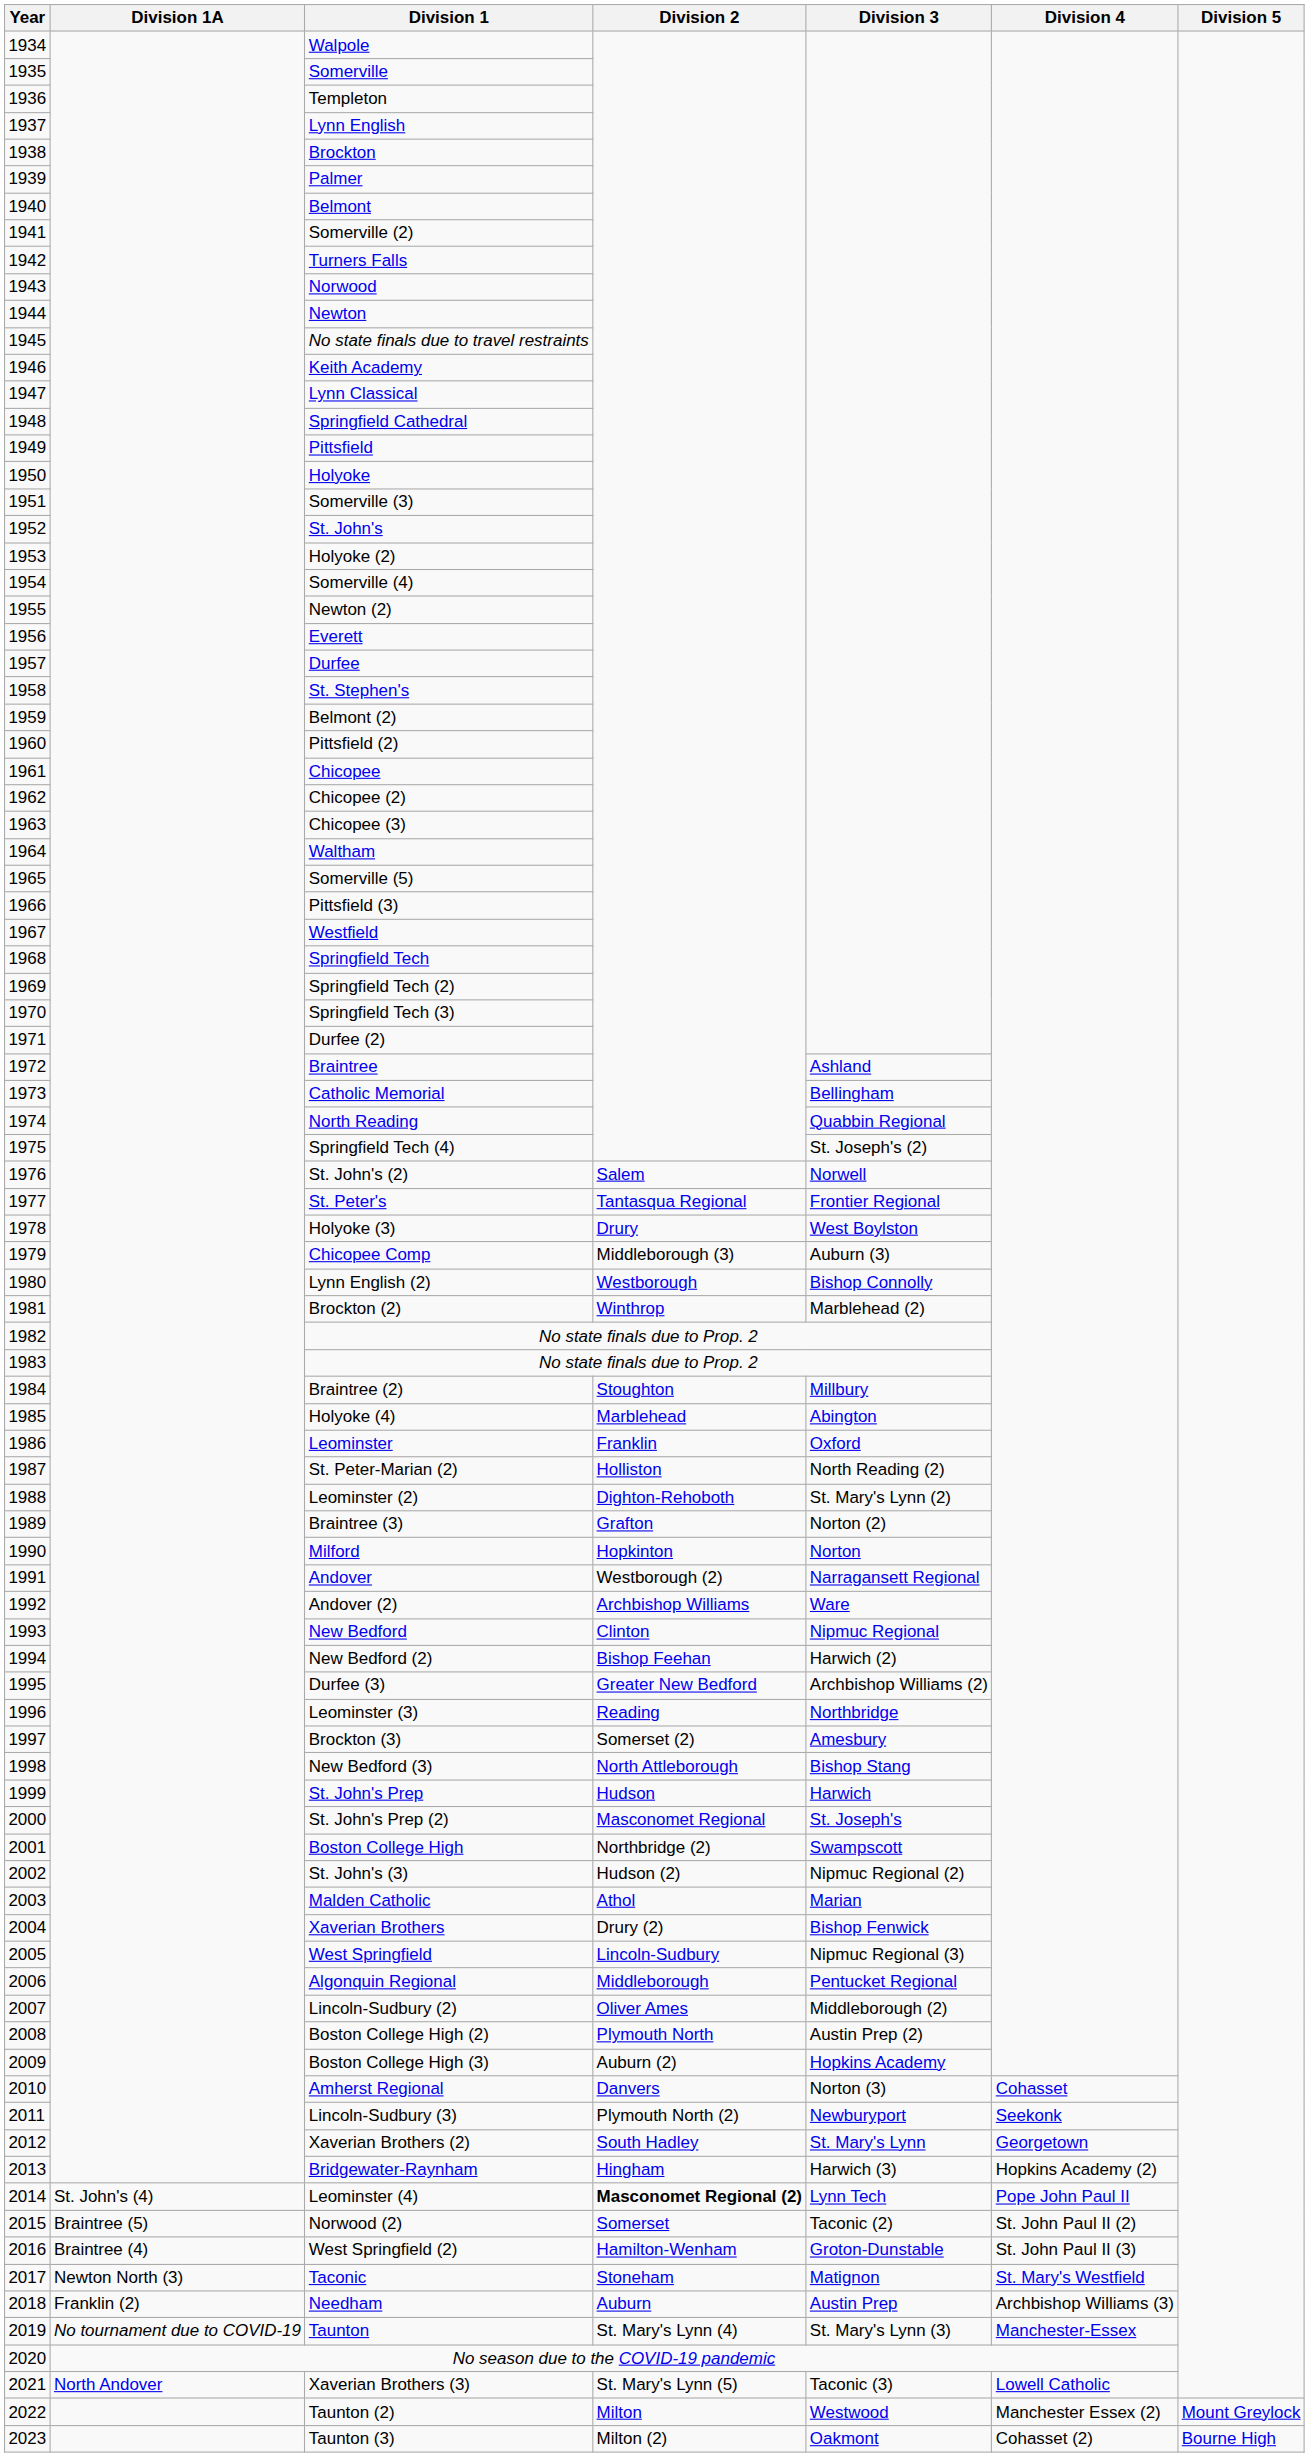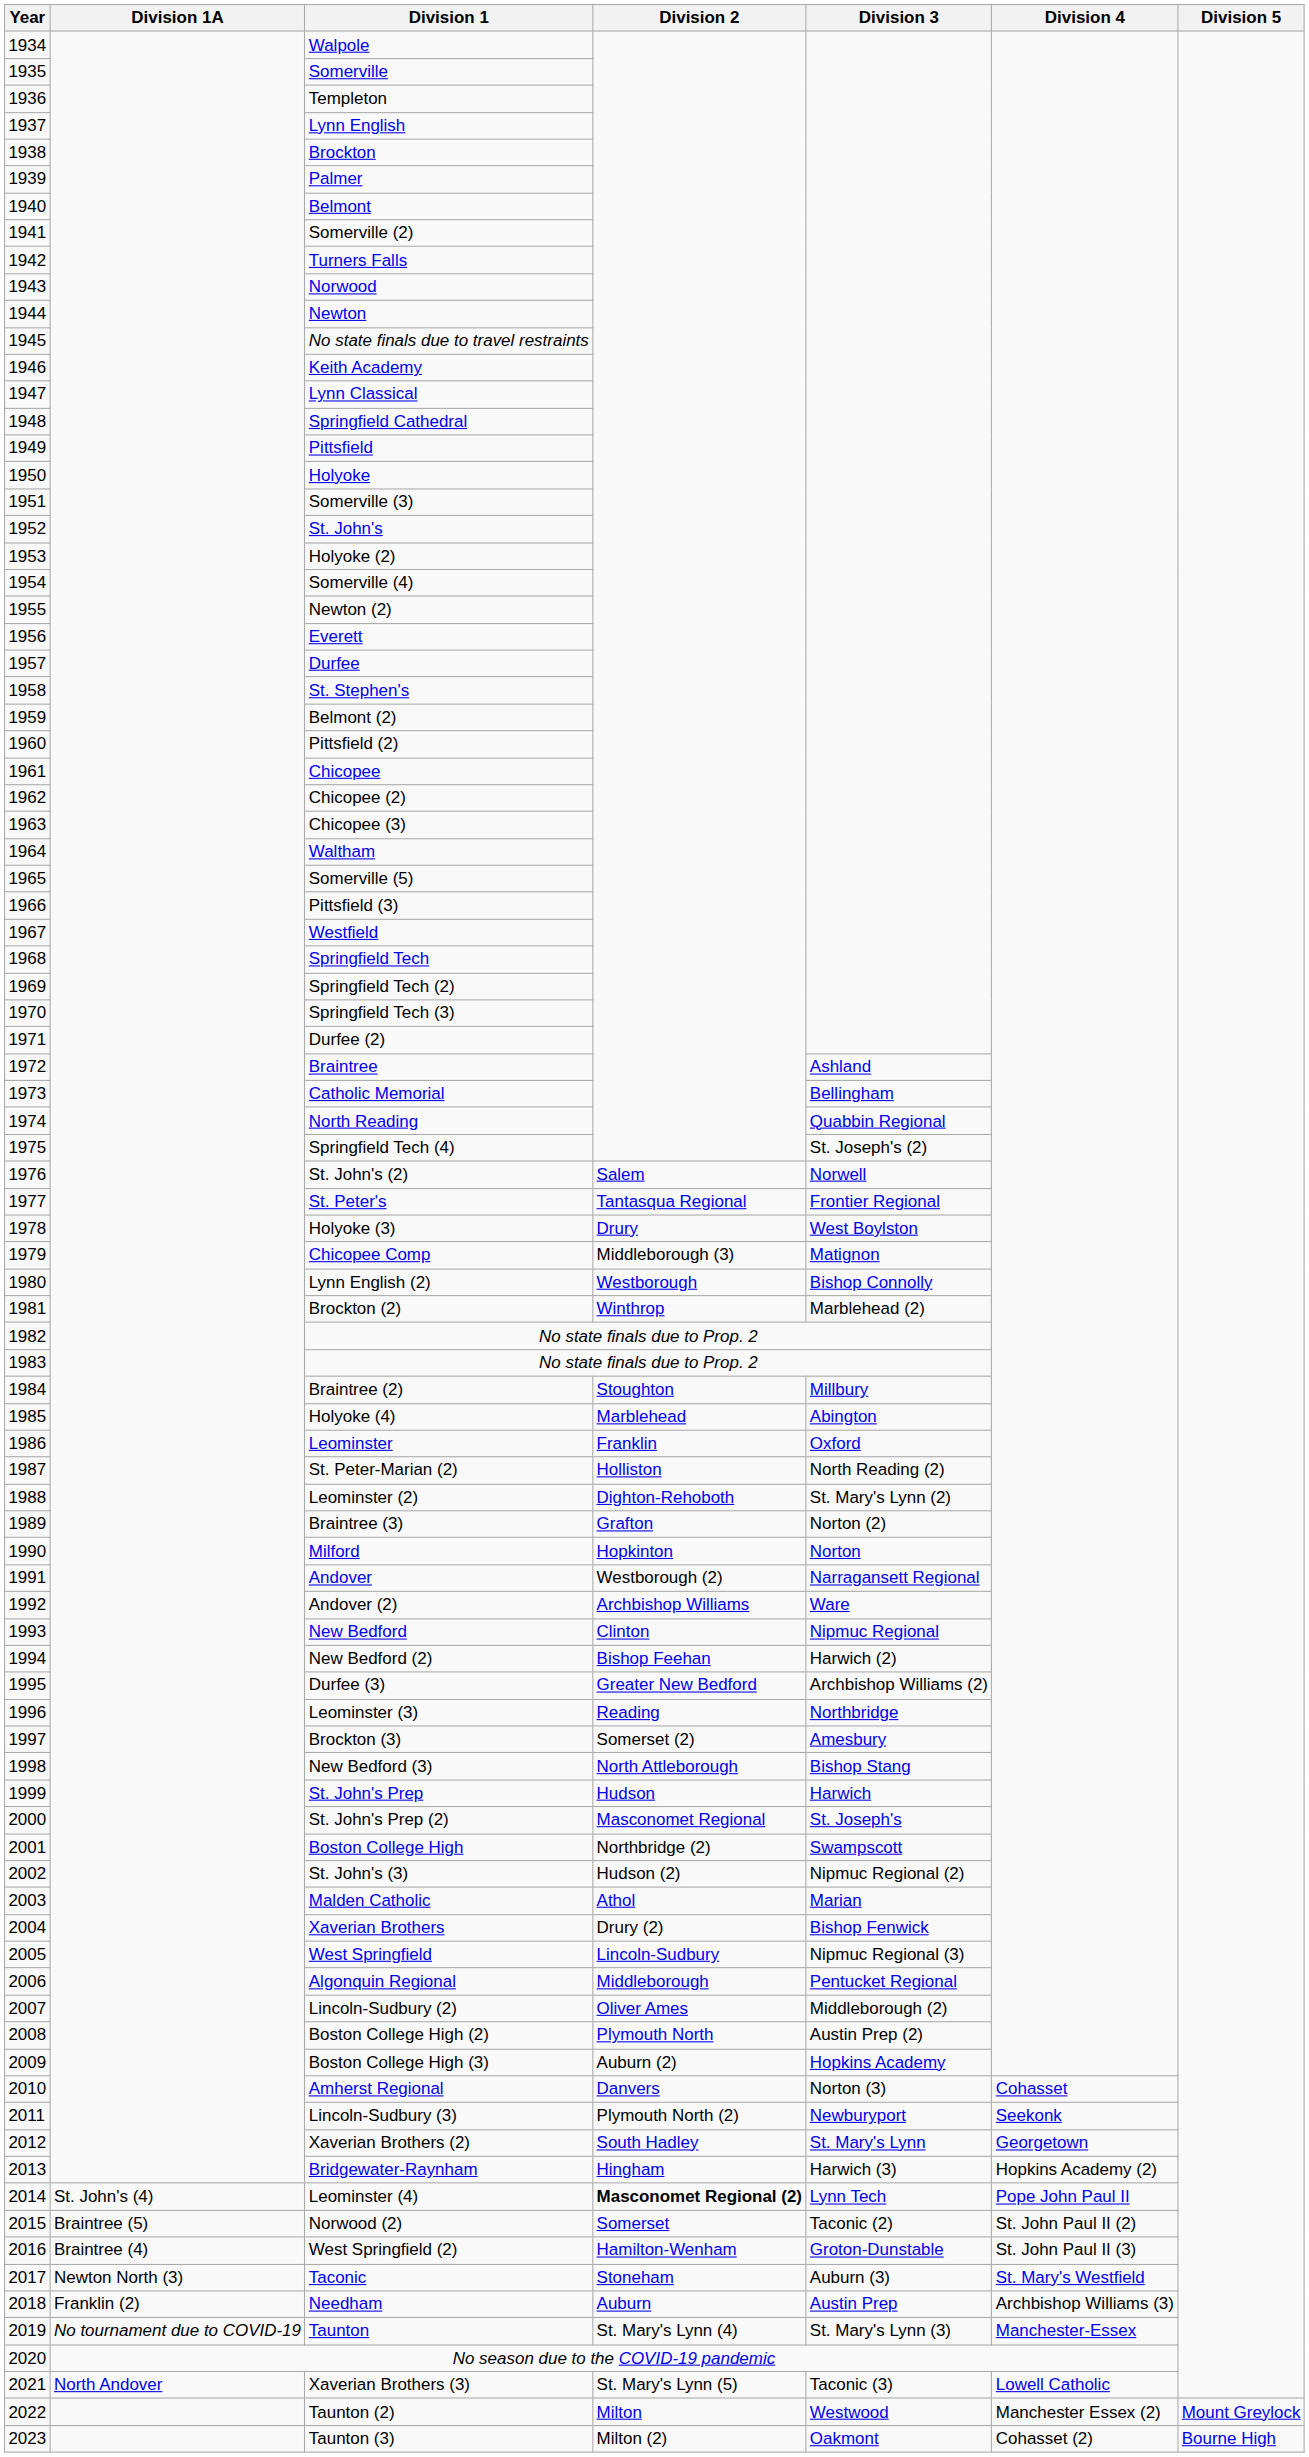(850, 1255) Auburn (3) -> (845, 1255) Matignon
(845, 2277) Matignon -> (850, 2277) Auburn (3)
